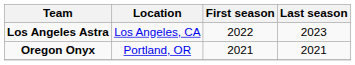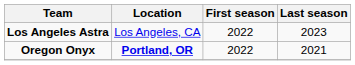(157, 50) normal -> (157, 50) bold
(240, 50) 2021 -> (240, 50) 2022
